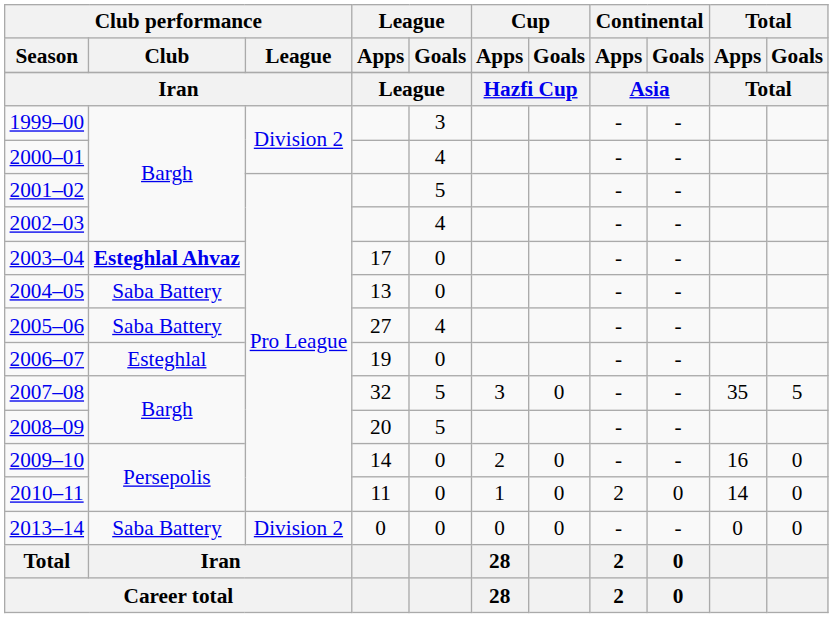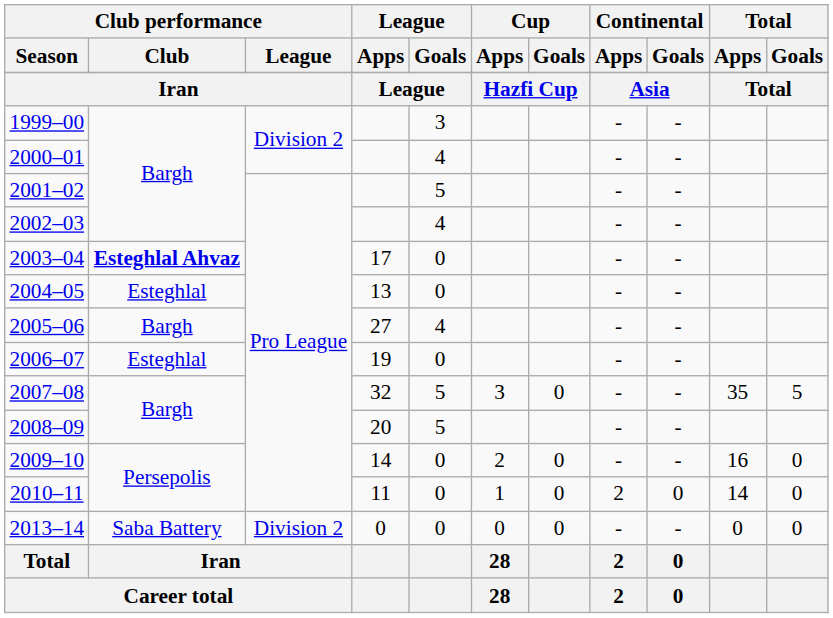(167, 291) Saba Battery -> (167, 291) Esteghlal
(167, 325) Saba Battery -> (167, 325) Bargh
